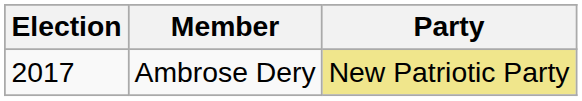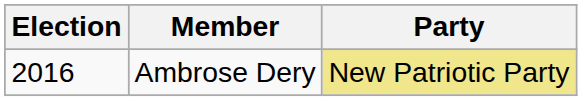(43, 71) 2017 -> (43, 71) 2016
